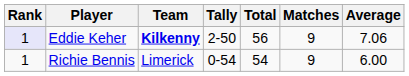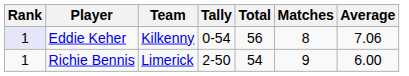(171, 37) bold -> (168, 37) normal
(222, 37) 2-50 -> (216, 37) 0-54
(311, 37) 9 -> (306, 37) 8
(222, 60) 0-54 -> (216, 60) 2-50
